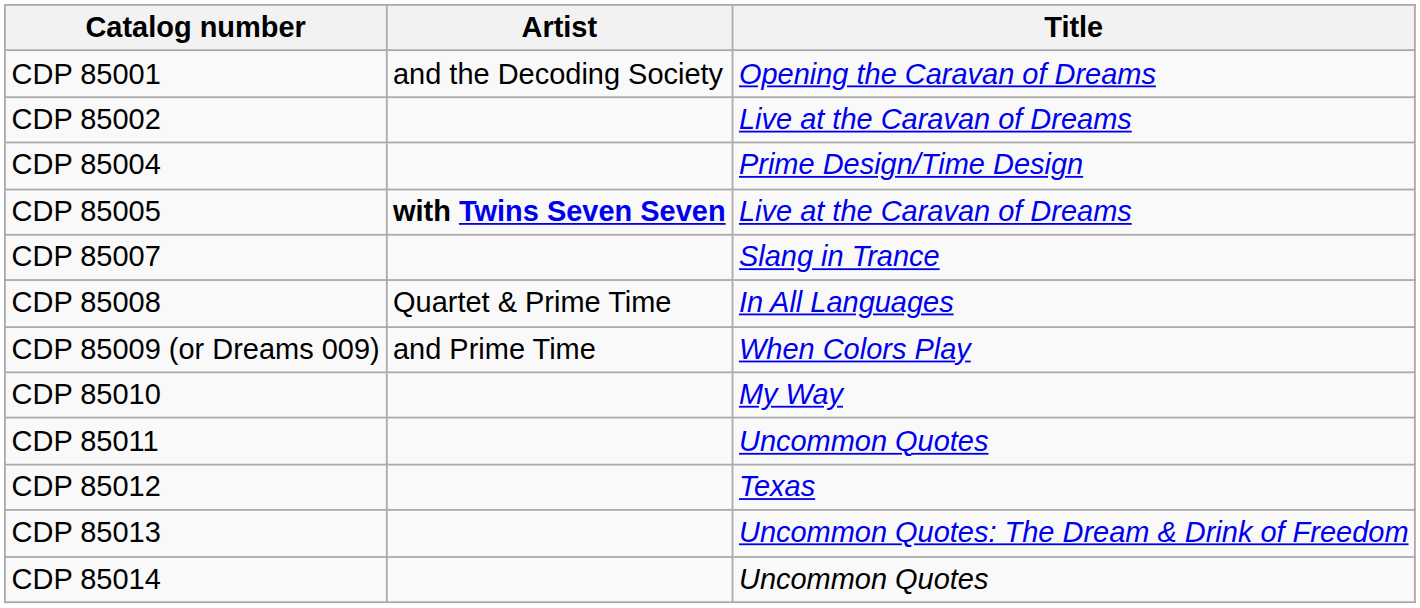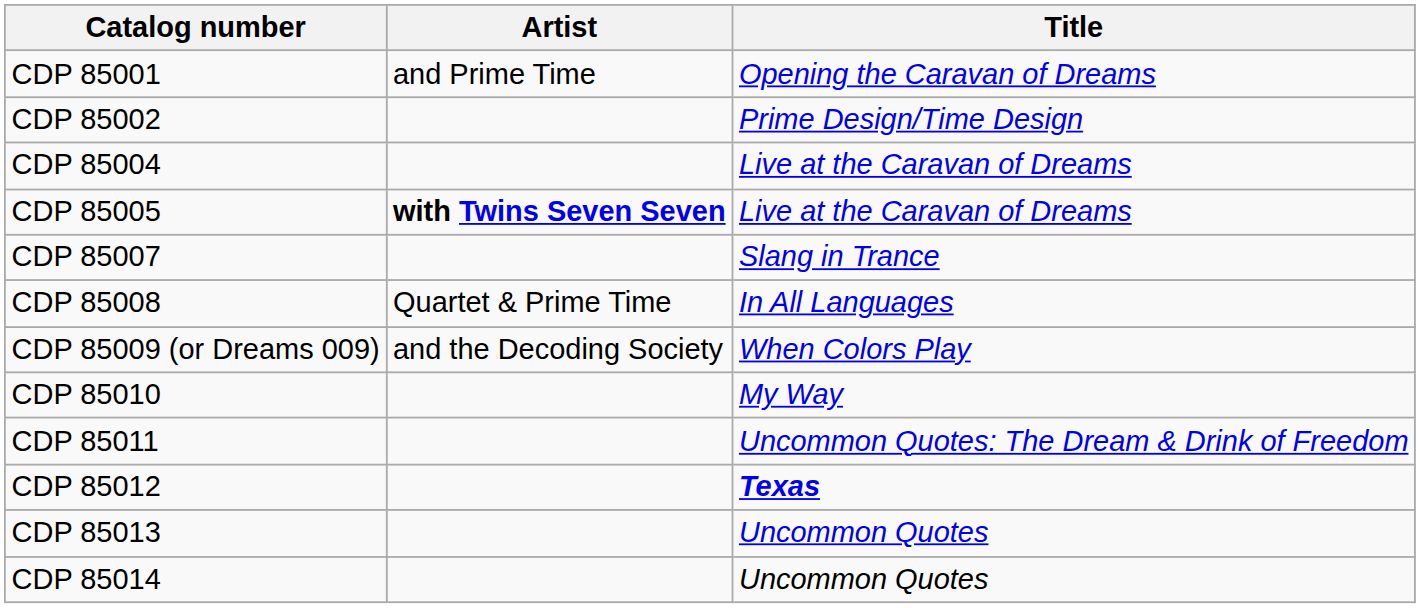(558, 73) and the Decoding Society -> (494, 73) and Prime Time
(935, 119) Live at the Caravan of Dreams -> (911, 119) Prime Design/Time Design
(911, 165) Prime Design/Time Design -> (935, 165) Live at the Caravan of Dreams
(494, 348) and Prime Time -> (558, 348) and the Decoding Society
(864, 440) Uncommon Quotes -> (1074, 440) Uncommon Quotes: The Dream & Drink of Freedom
(777, 486) normal -> (780, 486) bold
(1074, 532) Uncommon Quotes: The Dream & Drink of Freedom -> (864, 532) Uncommon Quotes
